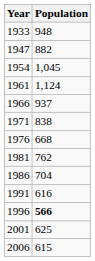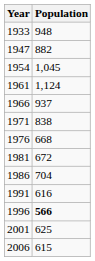(43, 157) 762 -> (43, 157) 672
